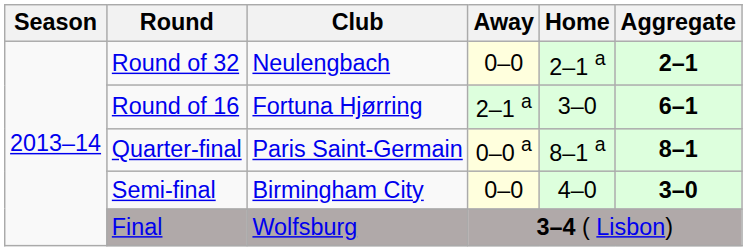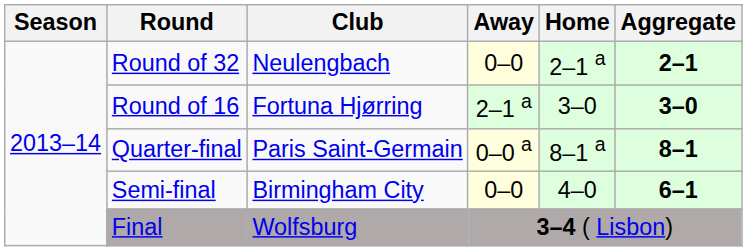(678, 106) 6–1 -> (678, 106) 3–0
(678, 190) 3–0 -> (678, 190) 6–1
